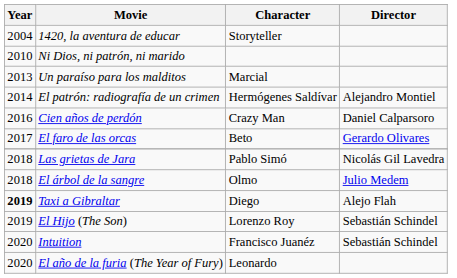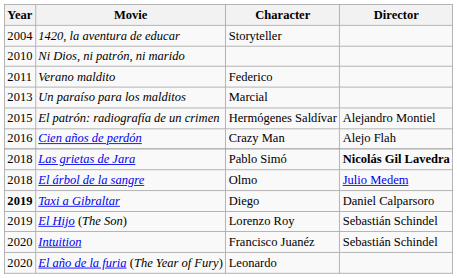+ row: (77, 77)
(20, 97) 2014 -> (20, 118) 2015
(388, 118) Daniel Calparsoro -> (369, 139) Alejo Flah
- row: (87, 139)
(393, 159) normal -> (396, 159) bold
(369, 201) Alejo Flah -> (388, 201) Daniel Calparsoro
